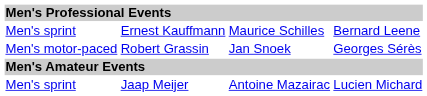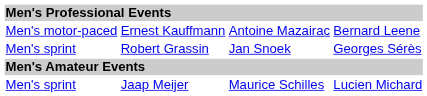(41, 30) Men's sprint -> (61, 30) Men's motor-paced
(276, 30) Maurice Schilles -> (279, 30) Antoine Mazairac
(61, 49) Men's motor-paced -> (41, 49) Men's sprint
(279, 85) Antoine Mazairac -> (276, 85) Maurice Schilles
